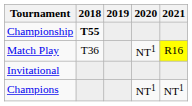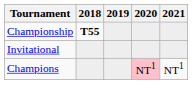- row: (33, 51)
(146, 90) no background -> (146, 69) pink background
